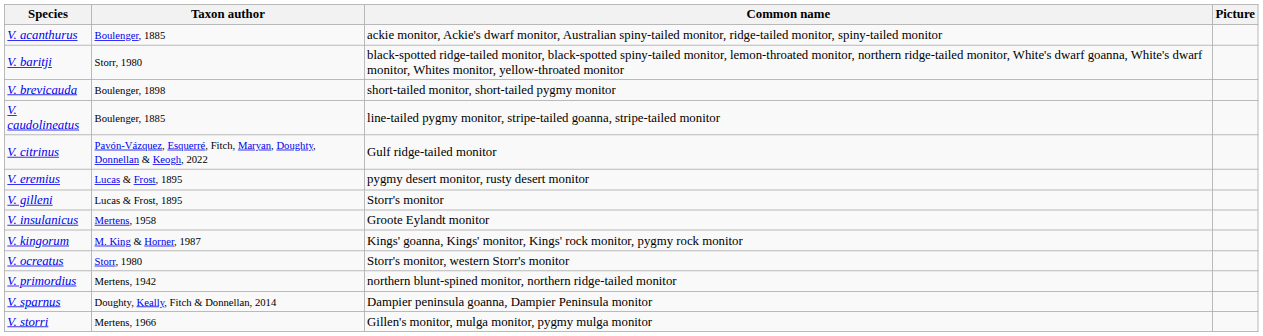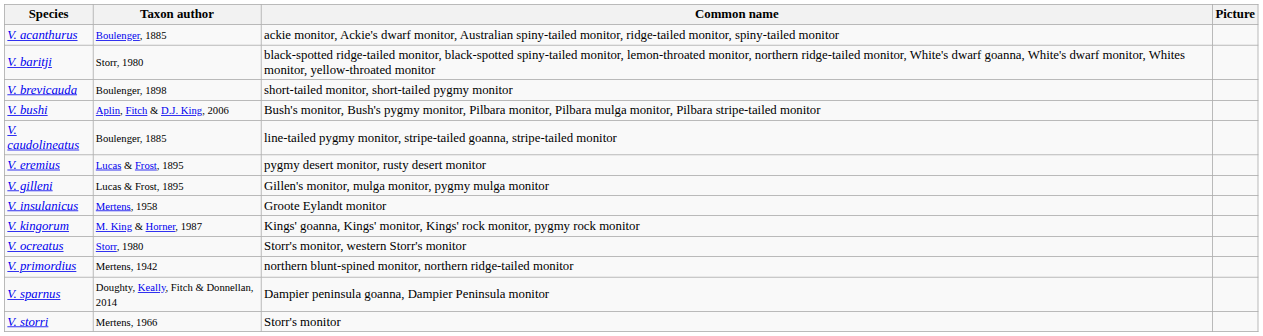+ row: (28, 110)
- row: (33, 152)
(405, 199) Storr's monitor -> (407, 185) Gillen's monitor, mulga monitor, pygmy mulga monitor
(510, 321) Gillen's monitor, mulga monitor, pygmy mulga monitor -> (302, 321) Storr's monitor
